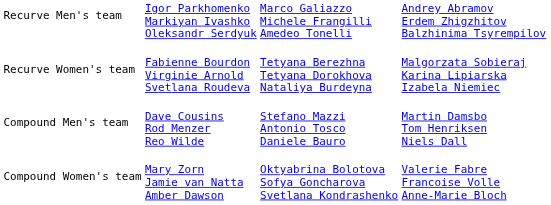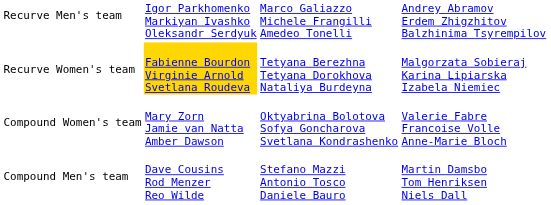(198, 75) no background -> (198, 75) gold background
rows swapped: (66, 122) <-> (73, 176)
